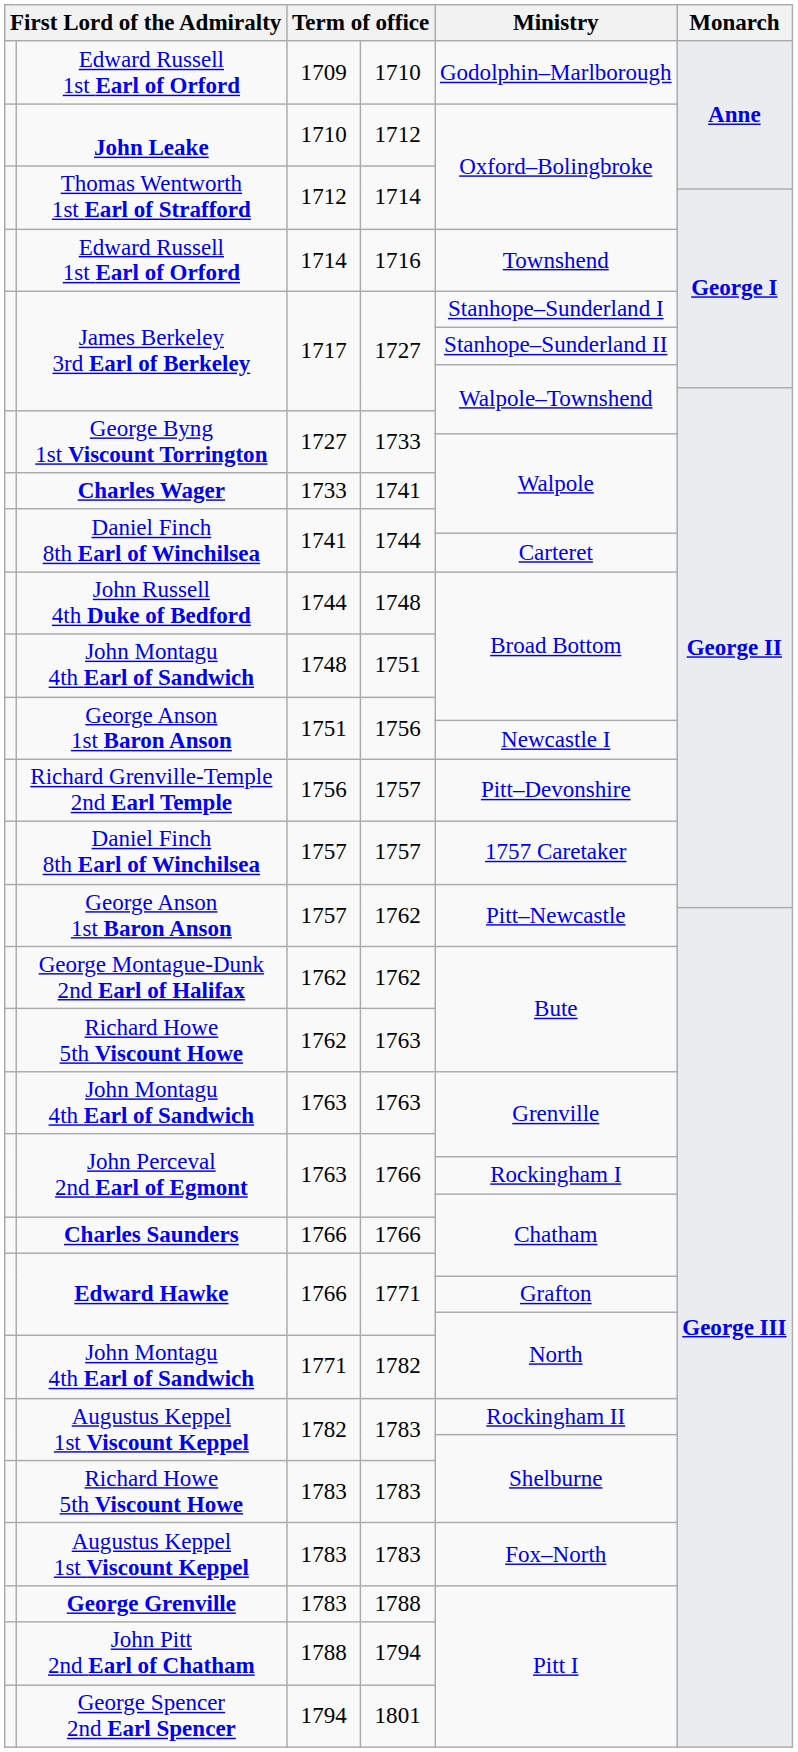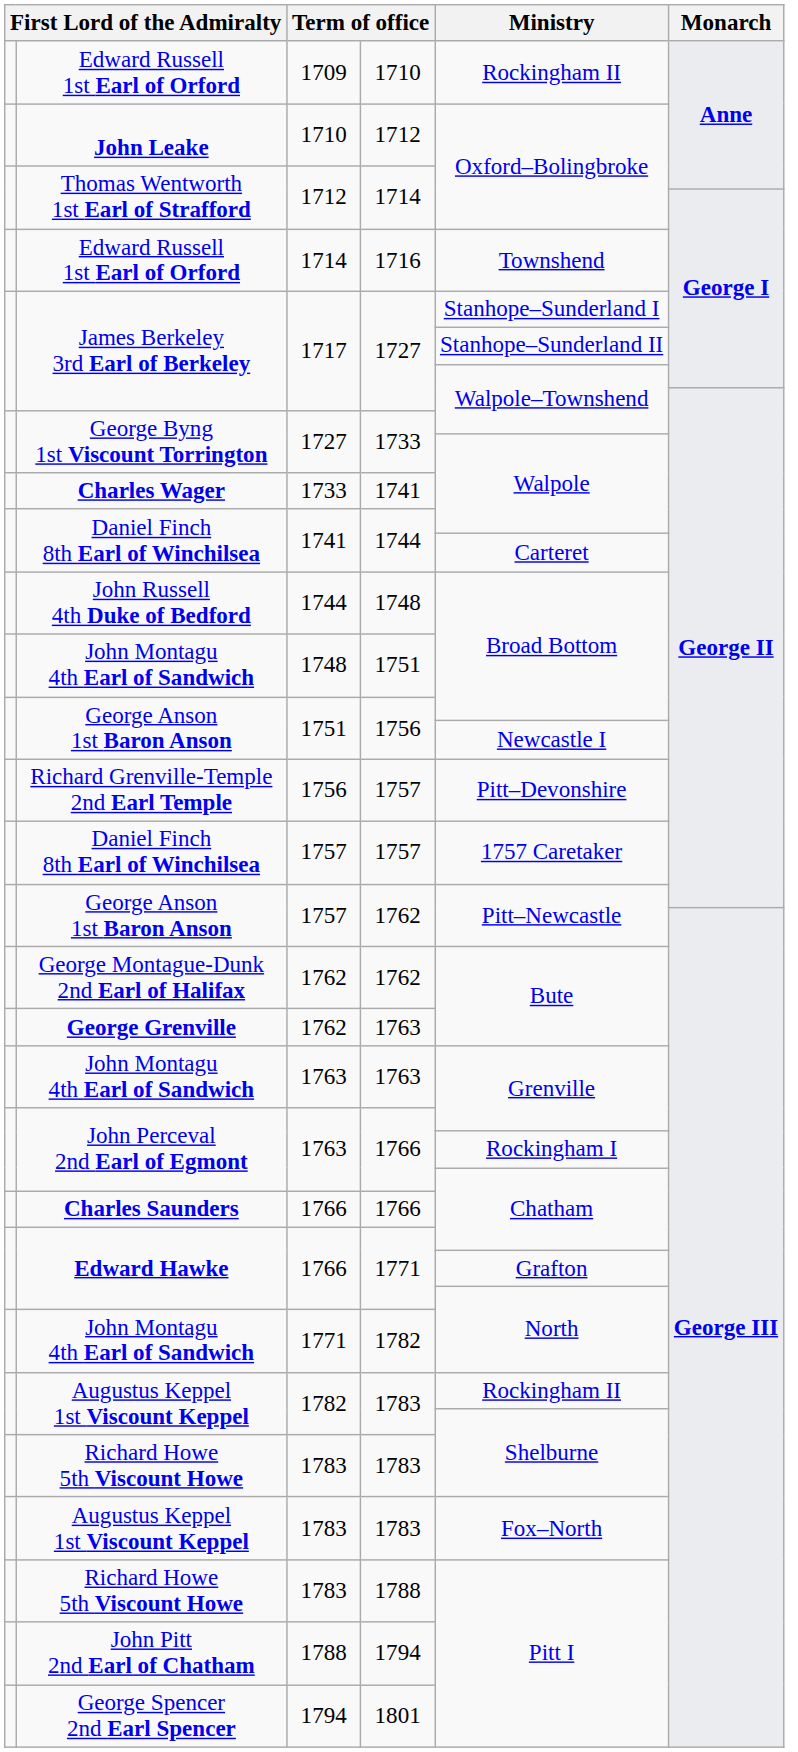(556, 72) Godolphin–Marlborough -> (552, 72) Rockingham II
(151, 1039) Richard Howe 5th Viscount Howe -> (151, 1026) George Grenville
(151, 1603) George Grenville -> (151, 1590) Richard Howe 5th Viscount Howe
